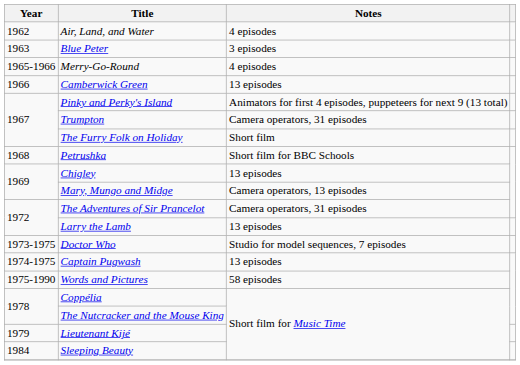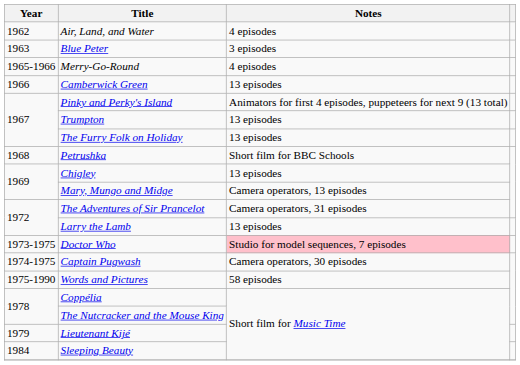(298, 119) Camera operators, 31 episodes -> (255, 119) 13 episodes
(252, 137) Short film -> (255, 137) 13 episodes
(317, 244) no background -> (317, 244) pink background
(255, 262) 13 episodes -> (298, 262) Camera operators, 30 episodes
